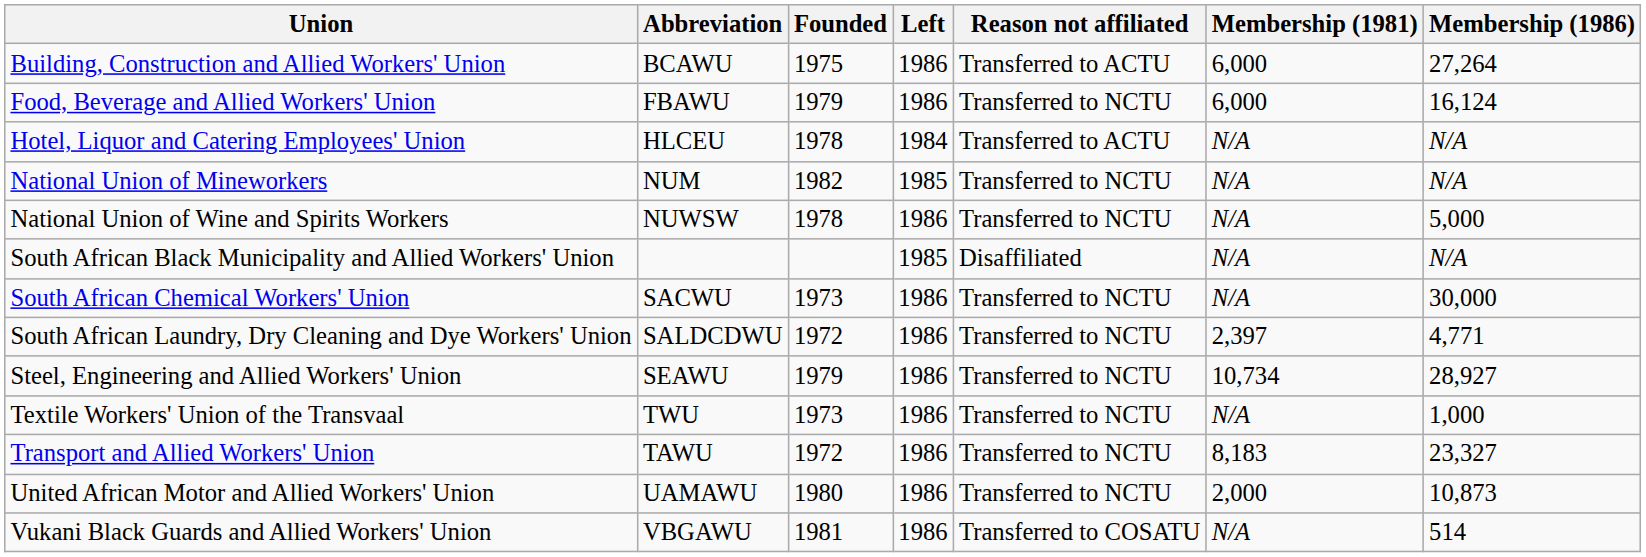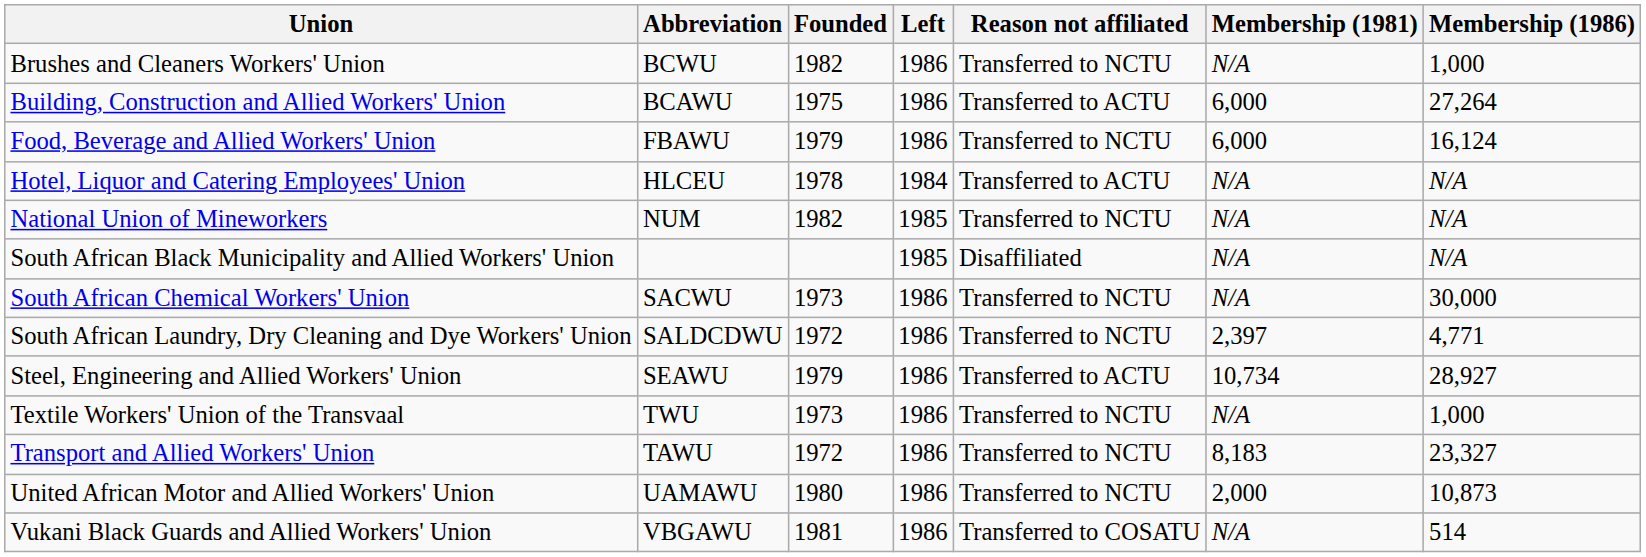+ row: (198, 63)
- row: (230, 219)
(1065, 375) Transferred to NCTU -> (1065, 375) Transferred to ACTU
